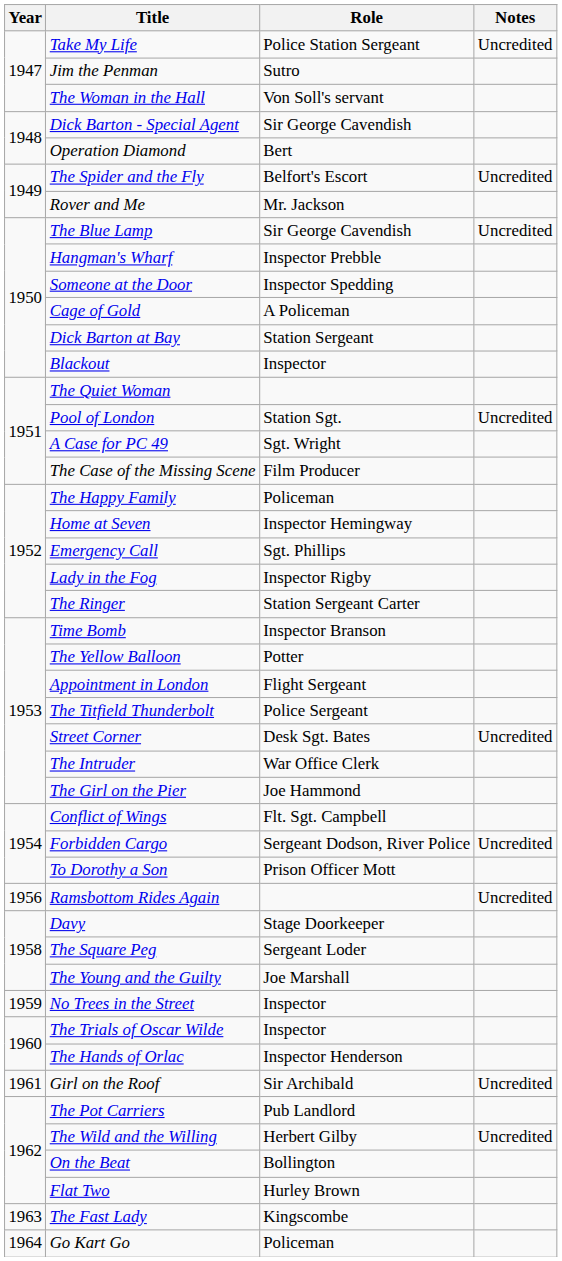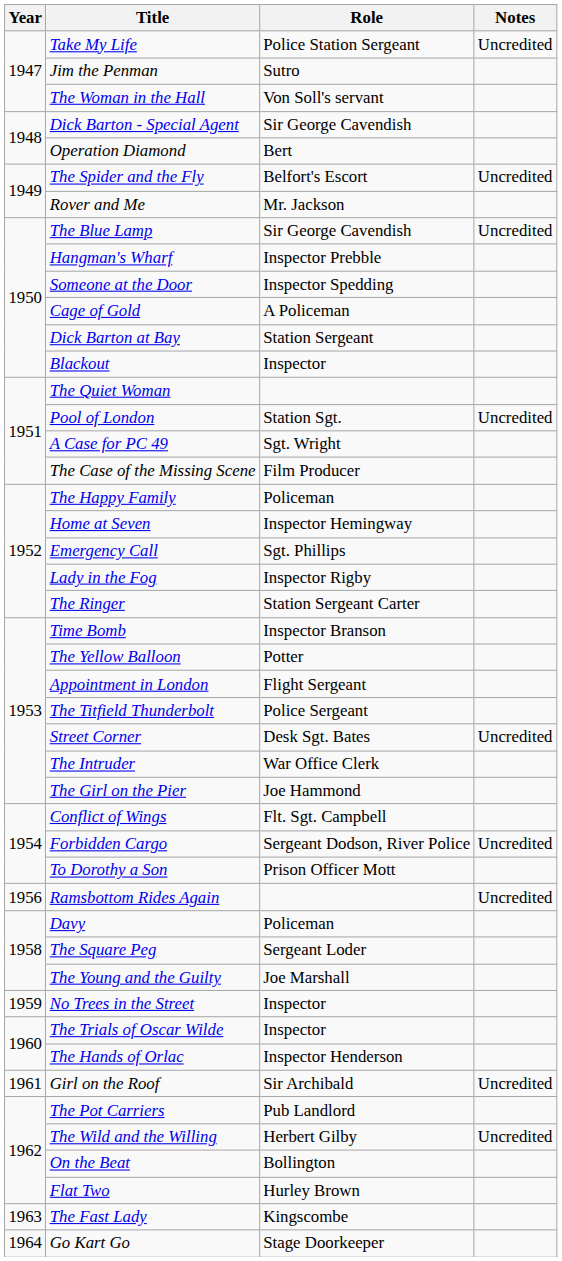(324, 923) Stage Doorkeeper -> (299, 923) Policeman
(299, 1243) Policeman -> (324, 1243) Stage Doorkeeper
